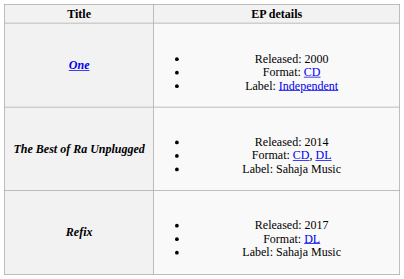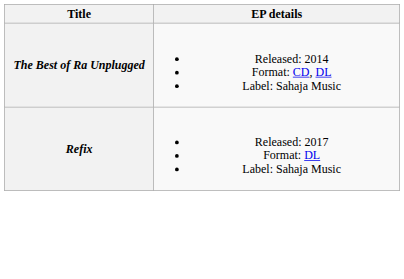- row: (79, 65)
